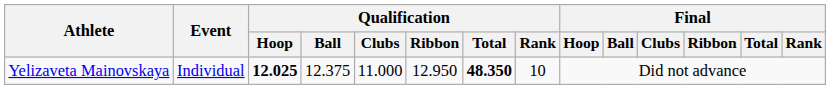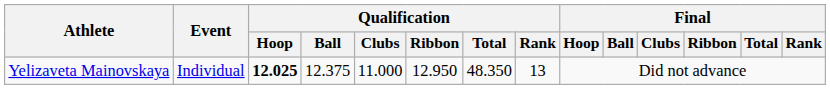(489, 71) bold -> (489, 71) normal
(538, 71) 10 -> (538, 71) 13
